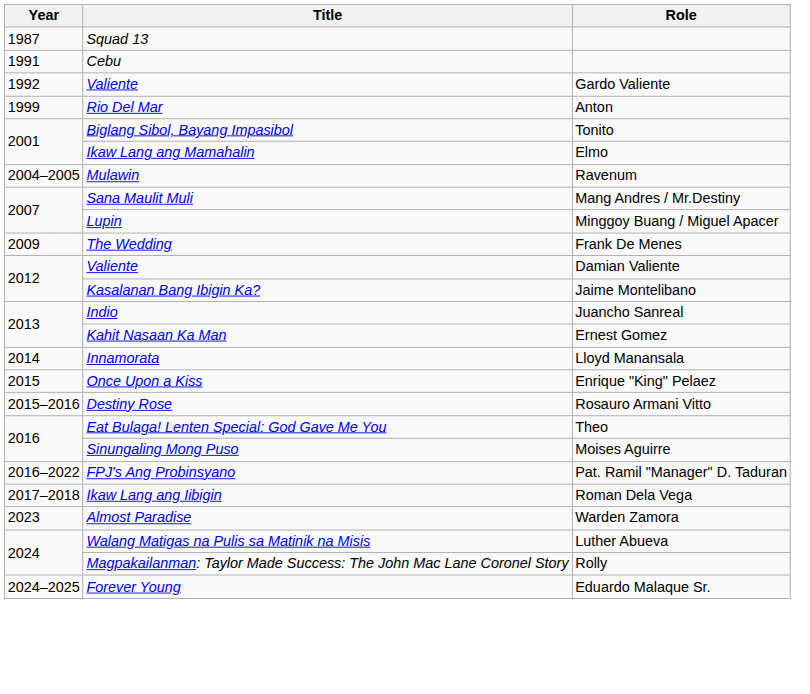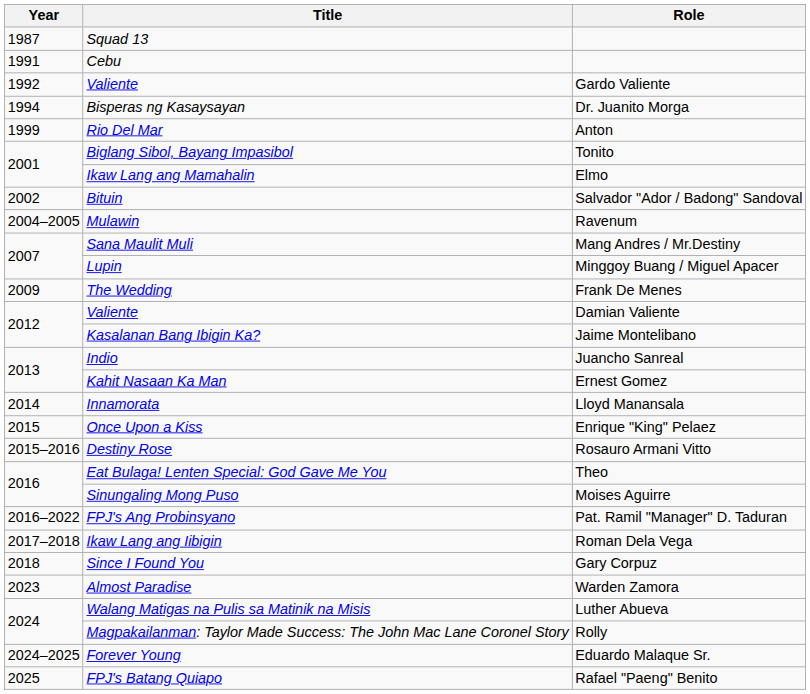+ row: (166, 107)
+ row: (105, 198)
+ row: (145, 564)
+ row: (154, 678)
